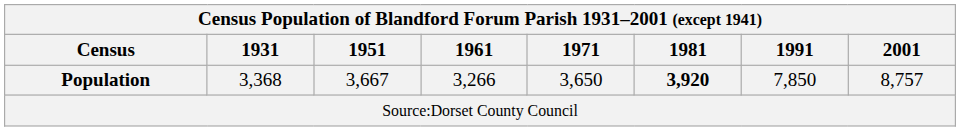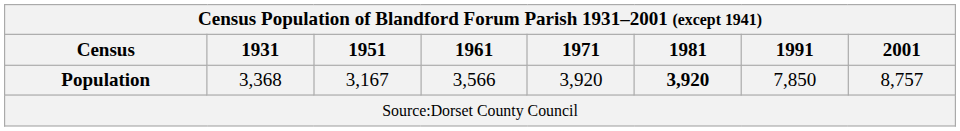(367, 79) 3,667 -> (367, 79) 3,167
(474, 79) 3,266 -> (474, 79) 3,566
(581, 79) 3,650 -> (581, 79) 3,920
